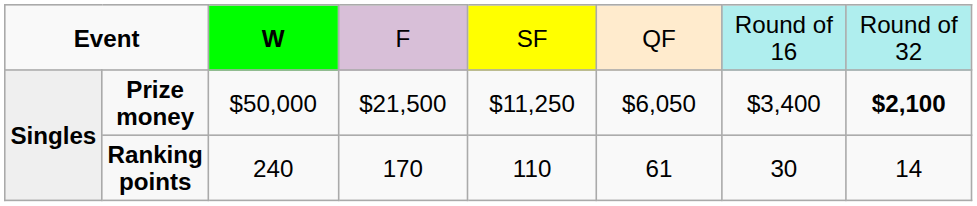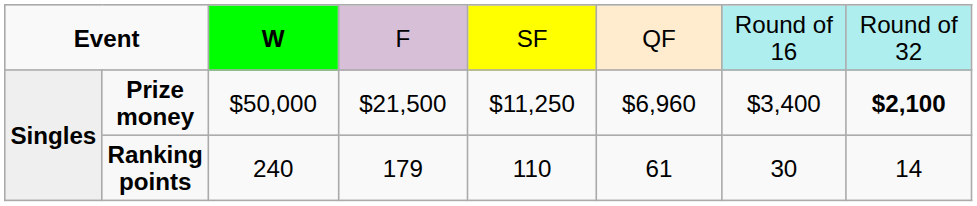(659, 103) $6,050 -> (659, 103) $6,960
(403, 168) 170 -> (403, 168) 179
